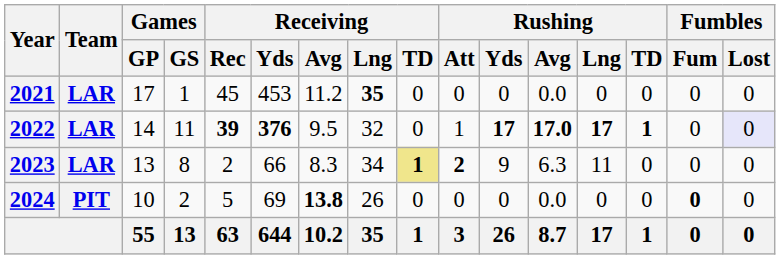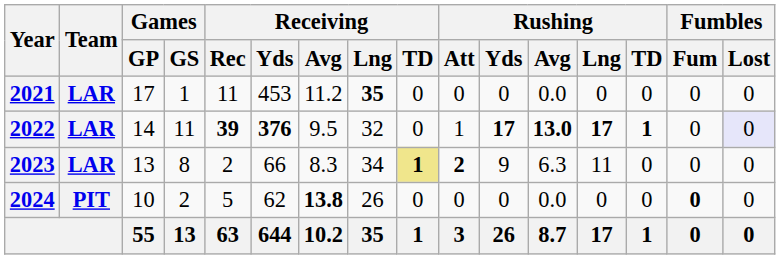(228, 93) 45 -> (228, 93) 11
(552, 128) 17.0 -> (552, 128) 13.0
(275, 199) 69 -> (275, 199) 62
